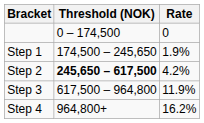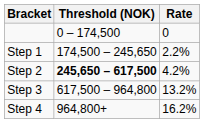(176, 52) 1.9% -> (176, 52) 2.2%
(179, 90) 11.9% -> (179, 90) 13.2%
